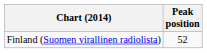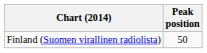(183, 39) 52 -> (183, 39) 50
